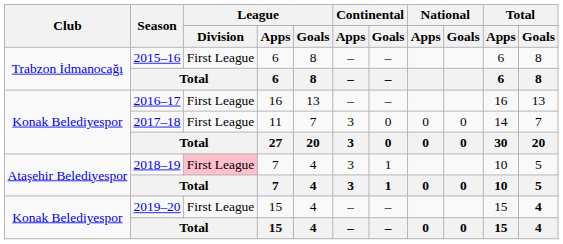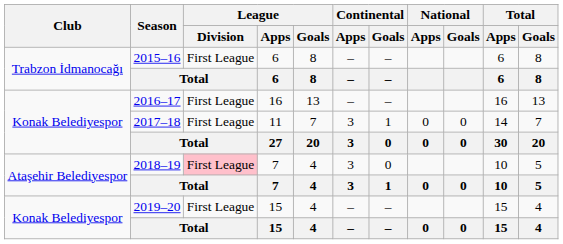(388, 121) 0 -> (388, 121) 1
(388, 164) 1 -> (388, 164) 0
(538, 206) bold -> (538, 206) normal
